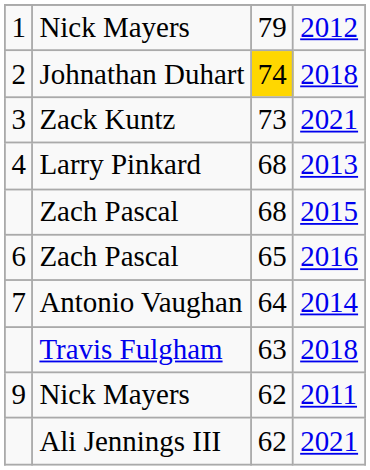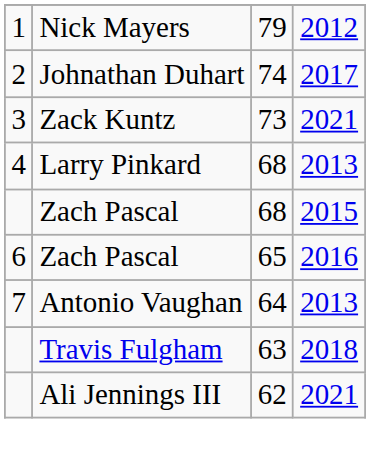(272, 73) gold background -> (272, 73) no background
(329, 73) 2018 -> (329, 73) 2017
(329, 303) 2014 -> (329, 303) 2013
- row: (19, 394)
